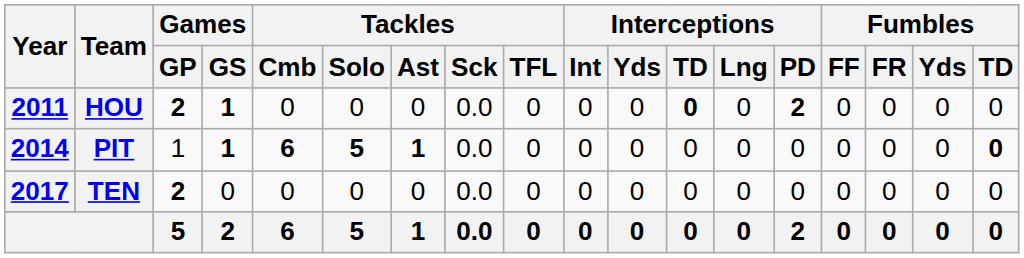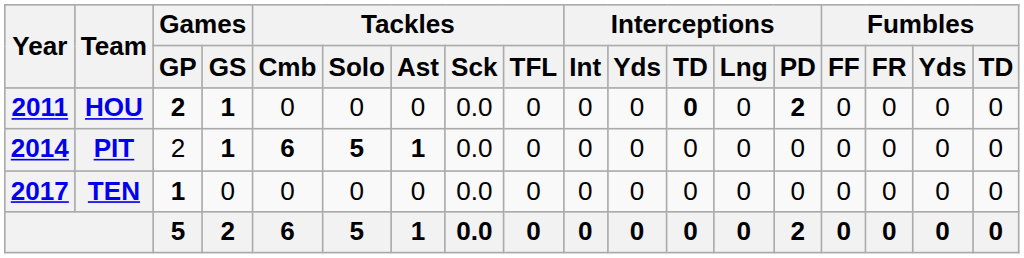(178, 149) 1 -> (178, 149) 2
(996, 149) bold -> (996, 149) normal
(178, 190) 2 -> (178, 190) 1
